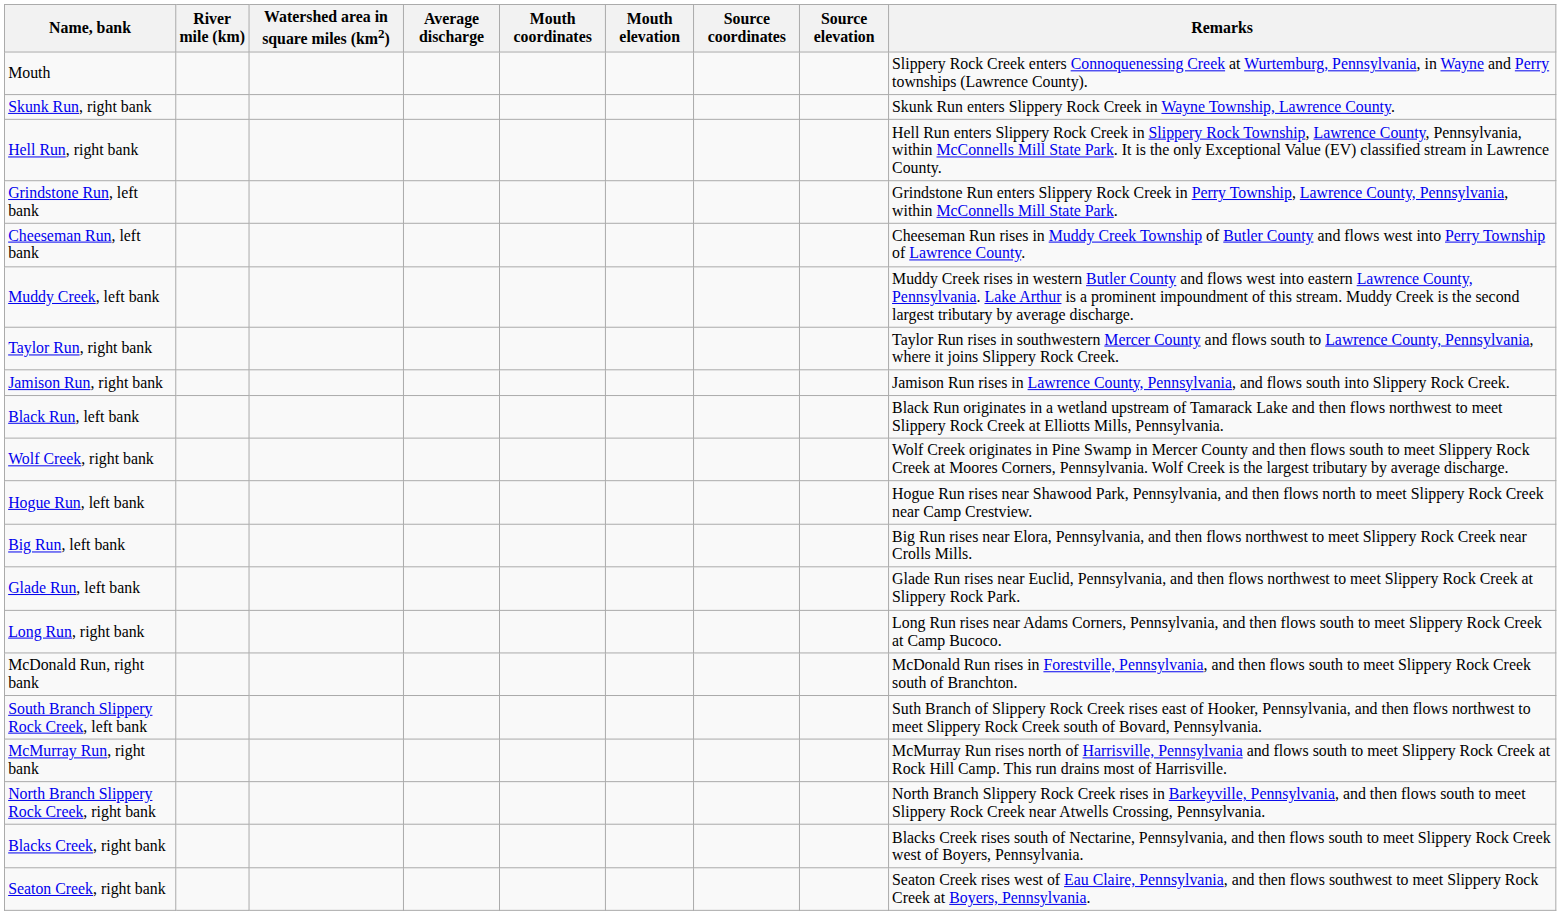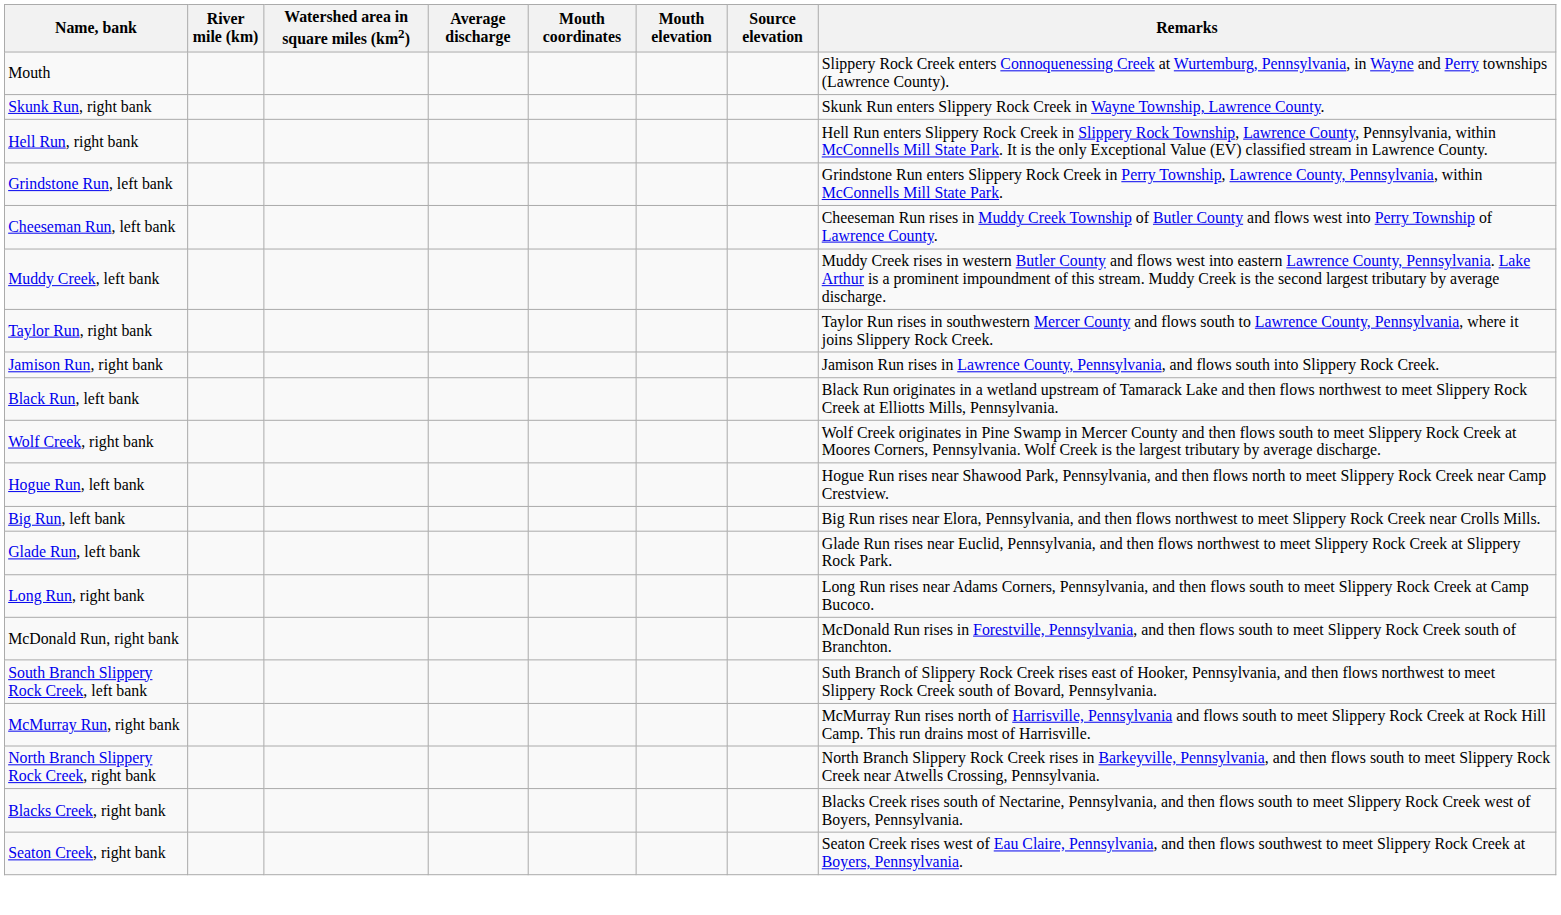- column: (747, 28)
